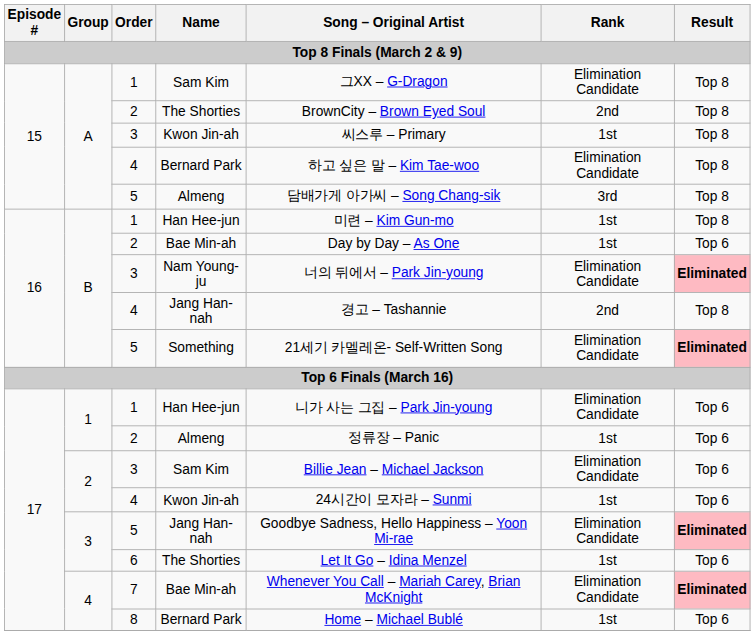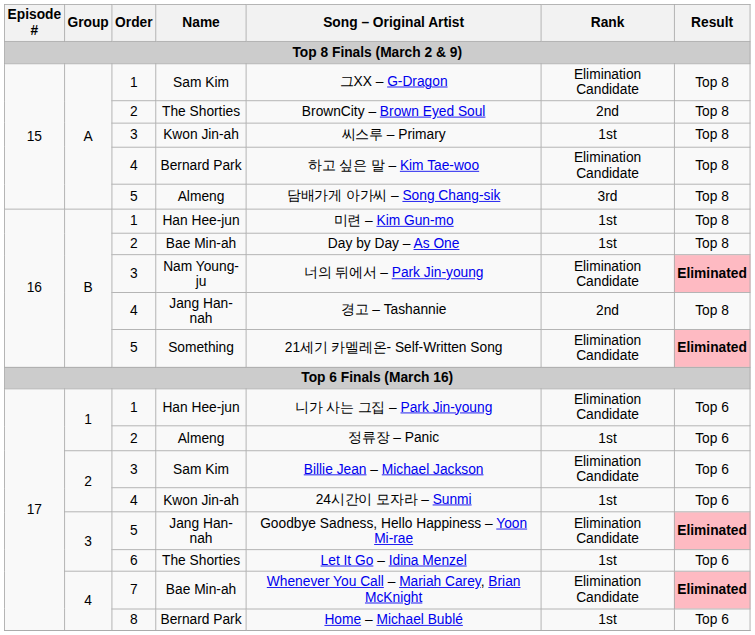(712, 244) Top 6 -> (712, 244) Top 8
